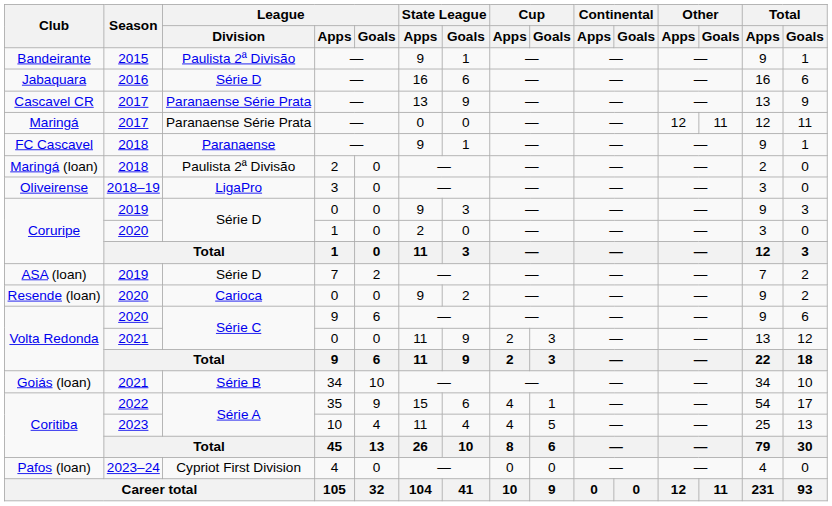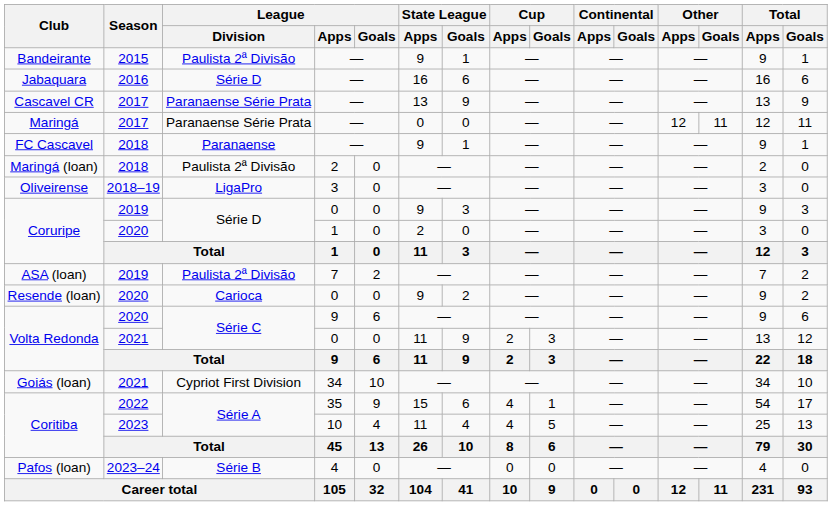(239, 274) Série D -> (239, 274) Paulista 2ª Divisão
(239, 381) Série B -> (239, 381) Cypriot First Division
(239, 468) Cypriot First Division -> (239, 468) Série B
